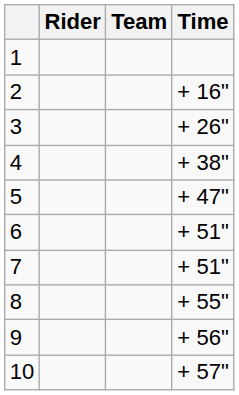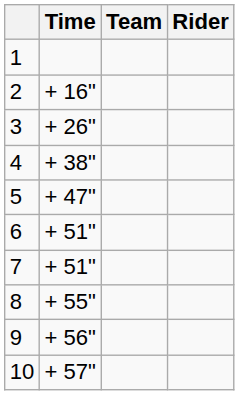columns swapped: (73, 22) <-> (203, 22)
